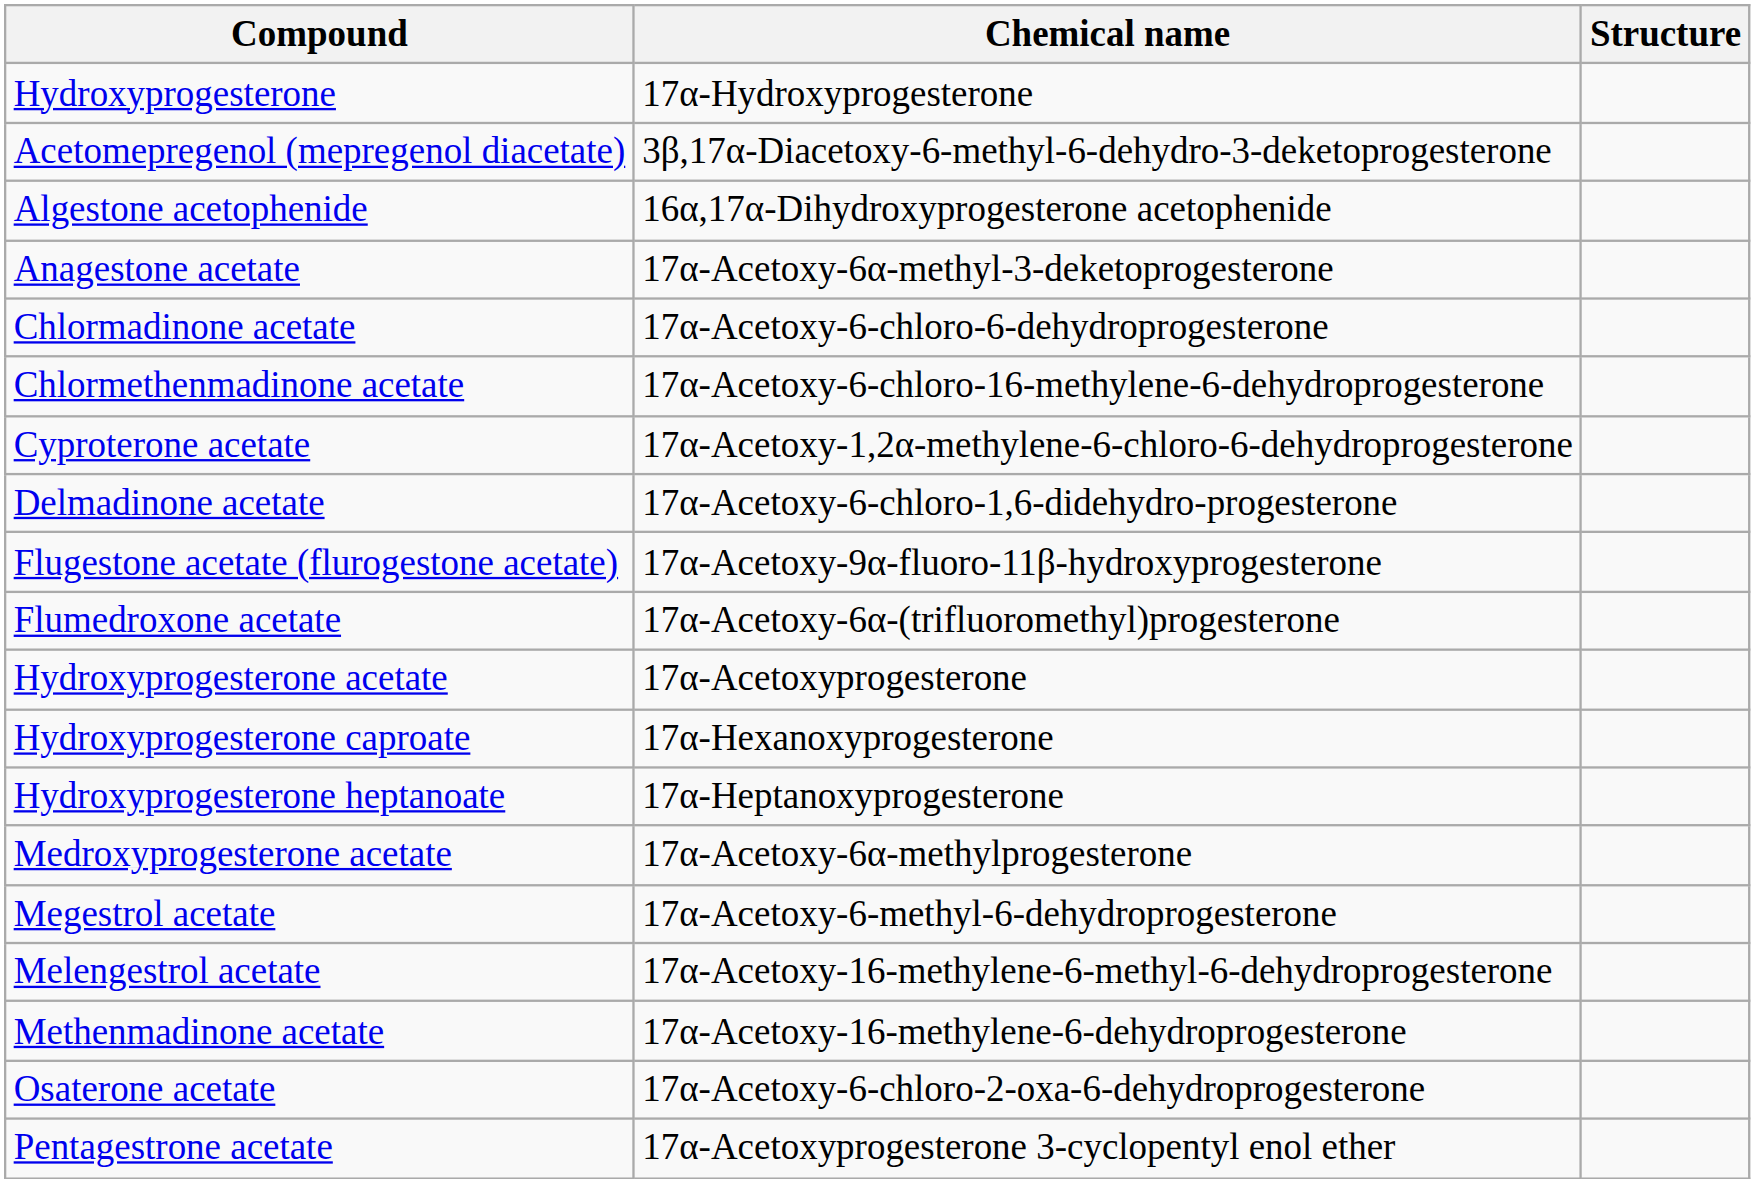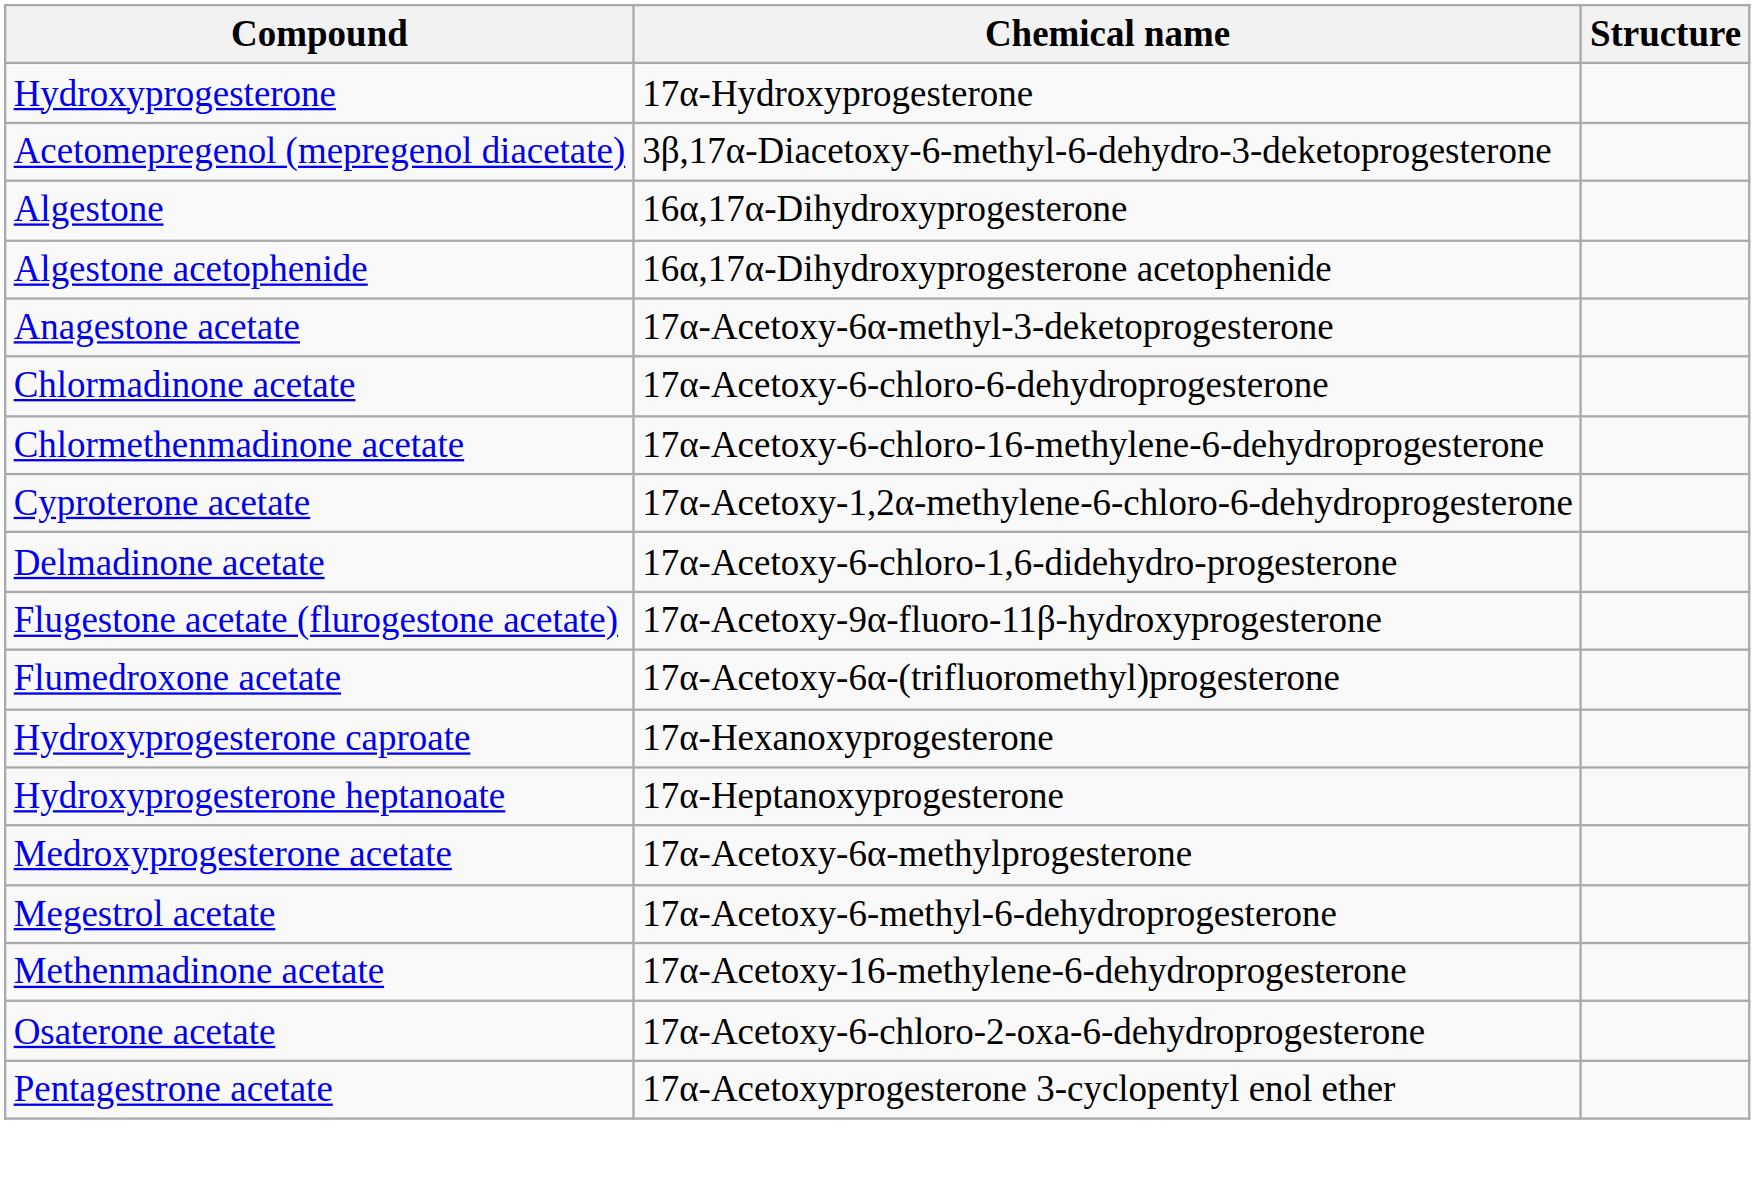+ row: (89, 209)
- row: (231, 678)
- row: (167, 971)
